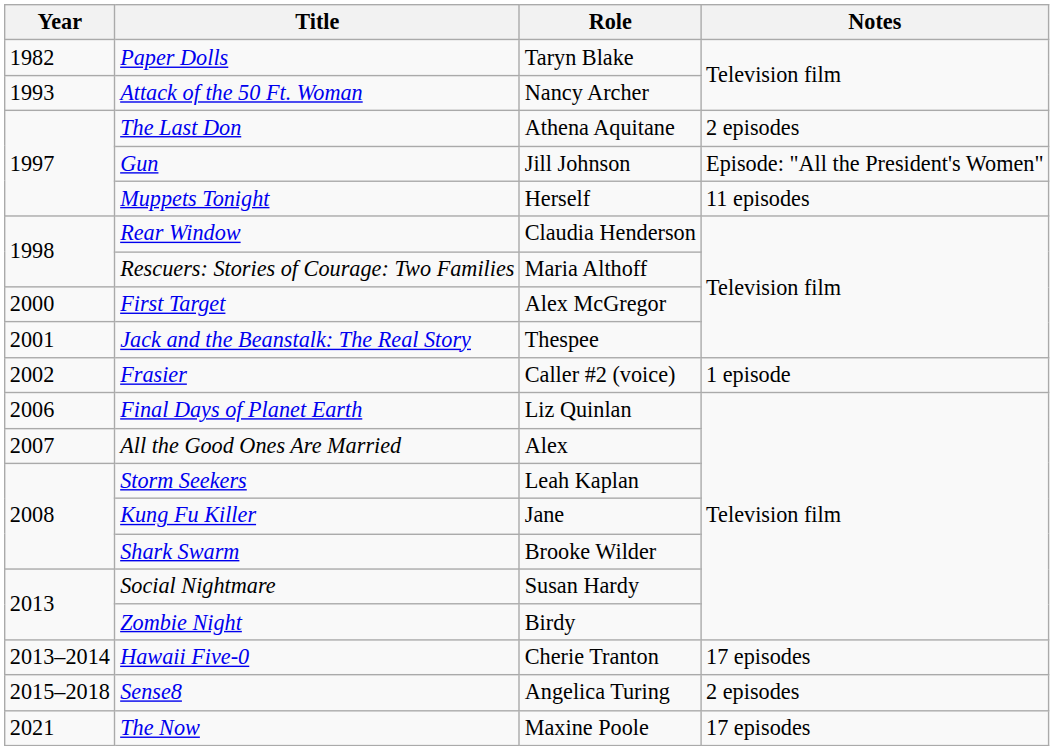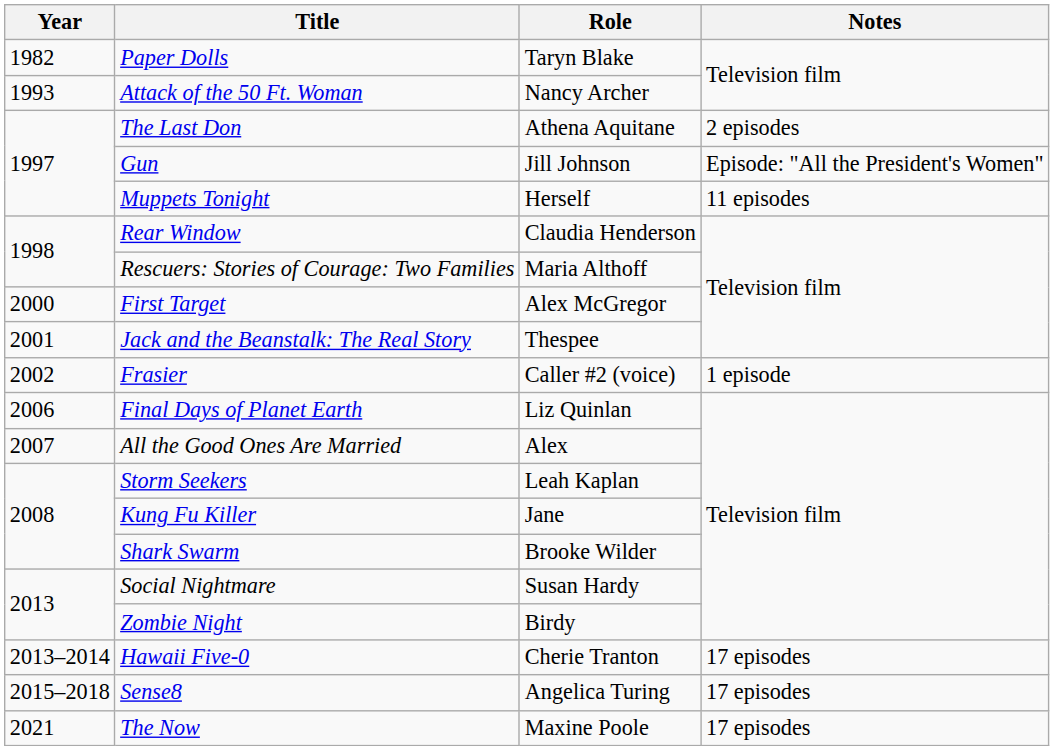(753, 692) 2 episodes -> (758, 692) 17 episodes
